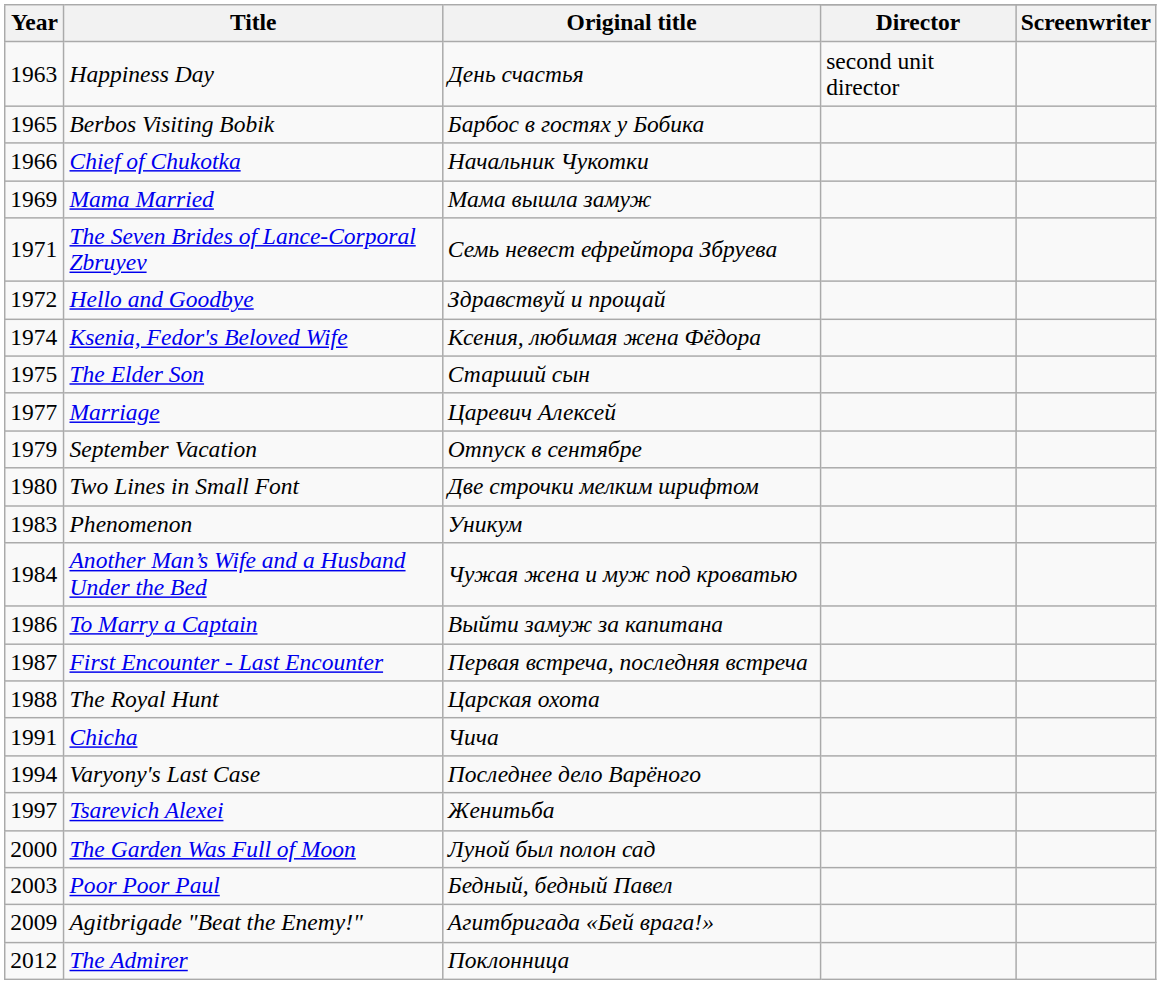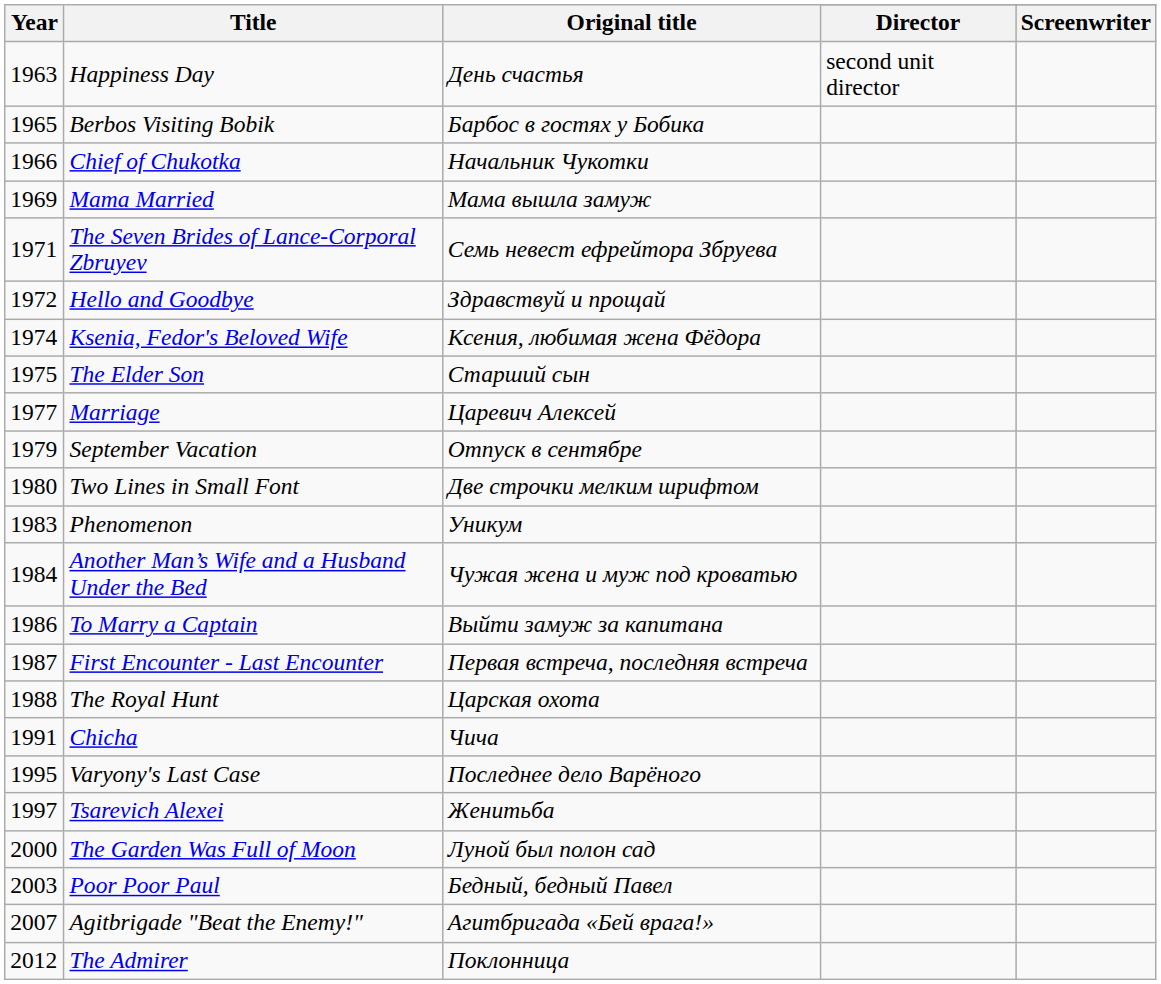(34, 773) 1994 -> (34, 773) 1995
(34, 923) 2009 -> (34, 923) 2007
